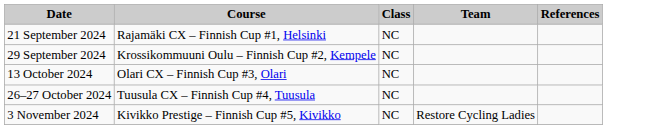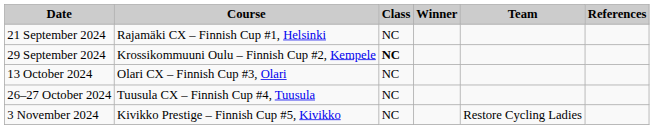+ column: (437, 14)
(390, 54) normal -> (391, 54) bold
